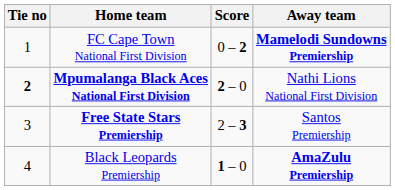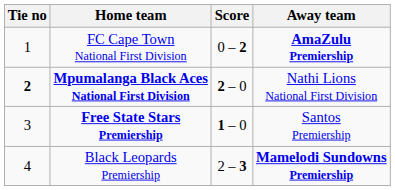(321, 47) Mamelodi Sundowns Premiership -> (321, 47) AmaZulu Premiership
(232, 126) 2 – 3 -> (232, 126) 1 – 0
(232, 165) 1 – 0 -> (232, 165) 2 – 3
(321, 165) AmaZulu Premiership -> (321, 165) Mamelodi Sundowns Premiership
